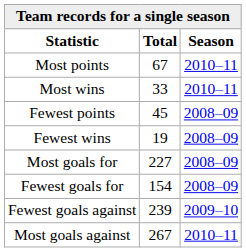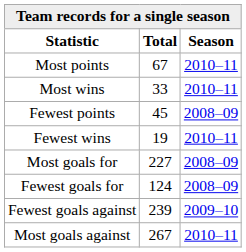(211, 137) 2008–09 -> (211, 137) 2010–11
(160, 186) 154 -> (160, 186) 124
